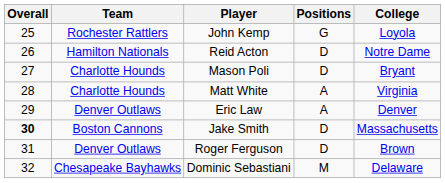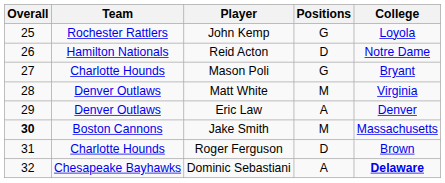(324, 71) D -> (324, 71) G
(118, 91) Charlotte Hounds -> (118, 91) Denver Outlaws
(324, 91) A -> (324, 91) M
(324, 129) D -> (324, 129) M
(118, 149) Denver Outlaws -> (118, 149) Charlotte Hounds
(324, 168) M -> (324, 168) A
(397, 168) normal -> (397, 168) bold
